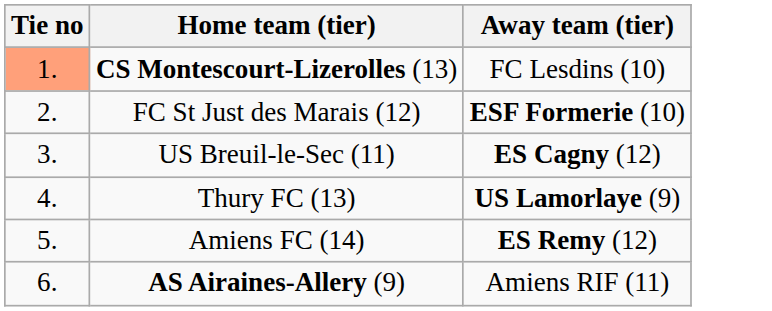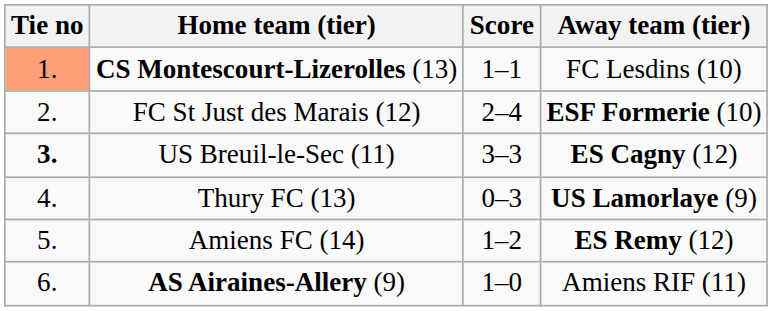+ column: (502, 25)
(47, 154) normal -> (47, 154) bold
